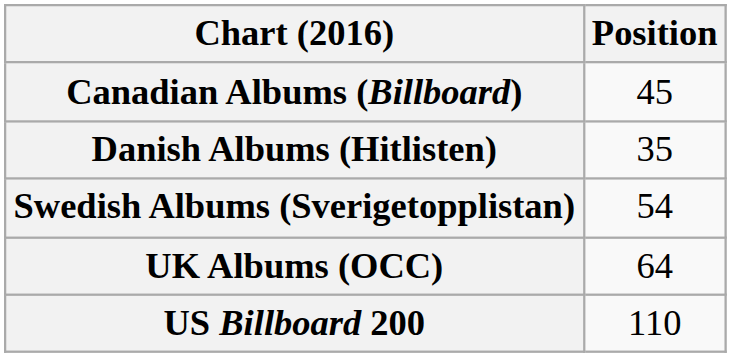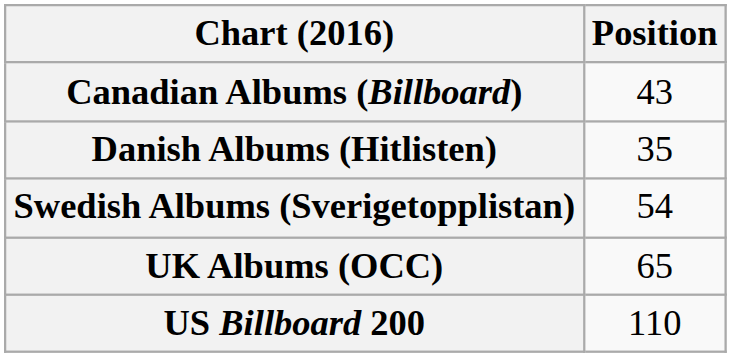(655, 91) 45 -> (655, 91) 43
(655, 264) 64 -> (655, 264) 65
